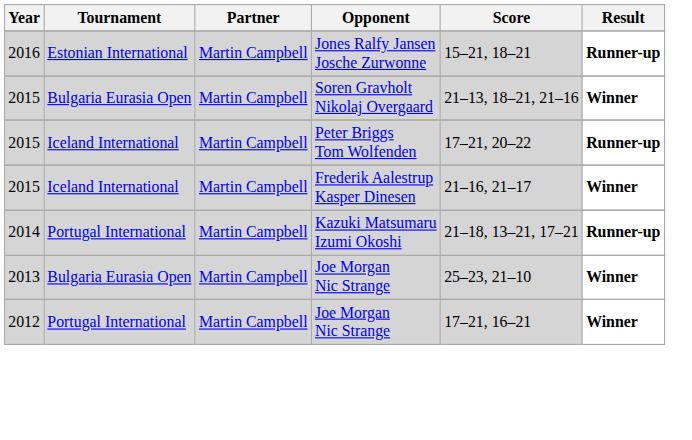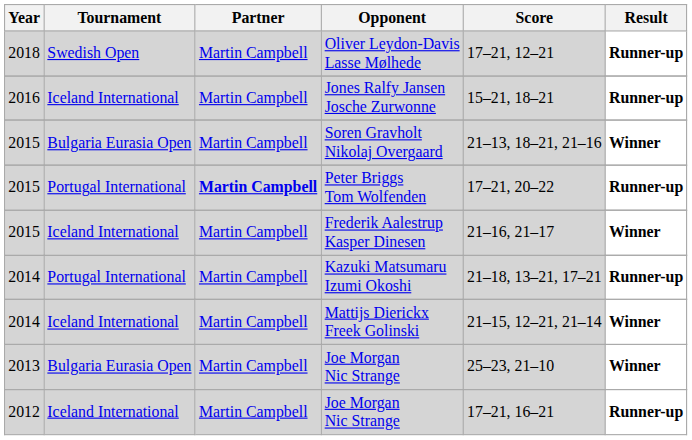+ row: (24, 53)
(117, 53) Estonian International -> (113, 98) Iceland International
(113, 143) Iceland International -> (117, 187) Portugal International
(253, 143) normal -> (258, 187) bold
+ row: (24, 322)
(117, 322) Portugal International -> (113, 412) Iceland International
(612, 322) Winner -> (646, 412) Runner-up
